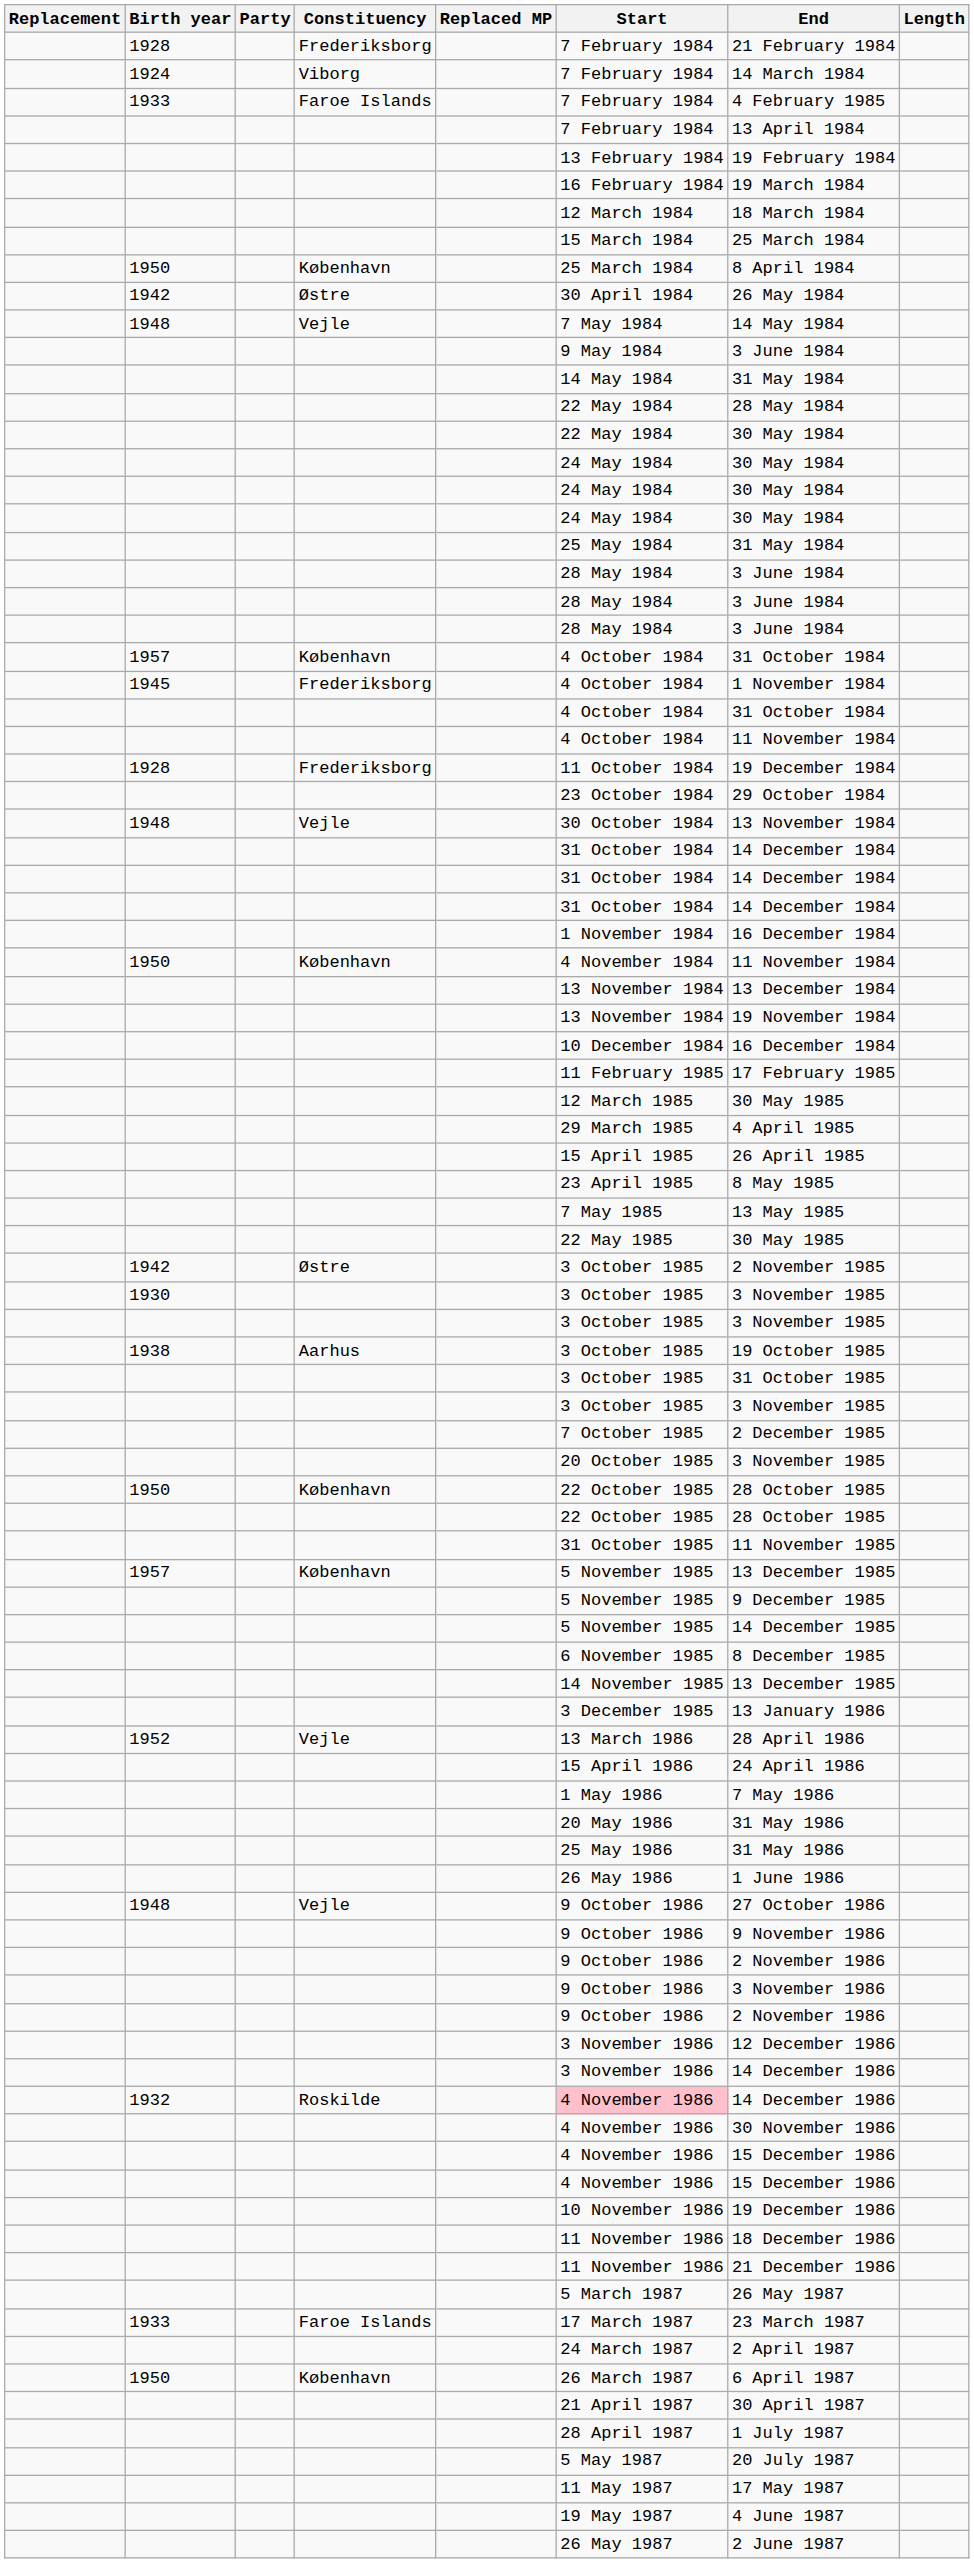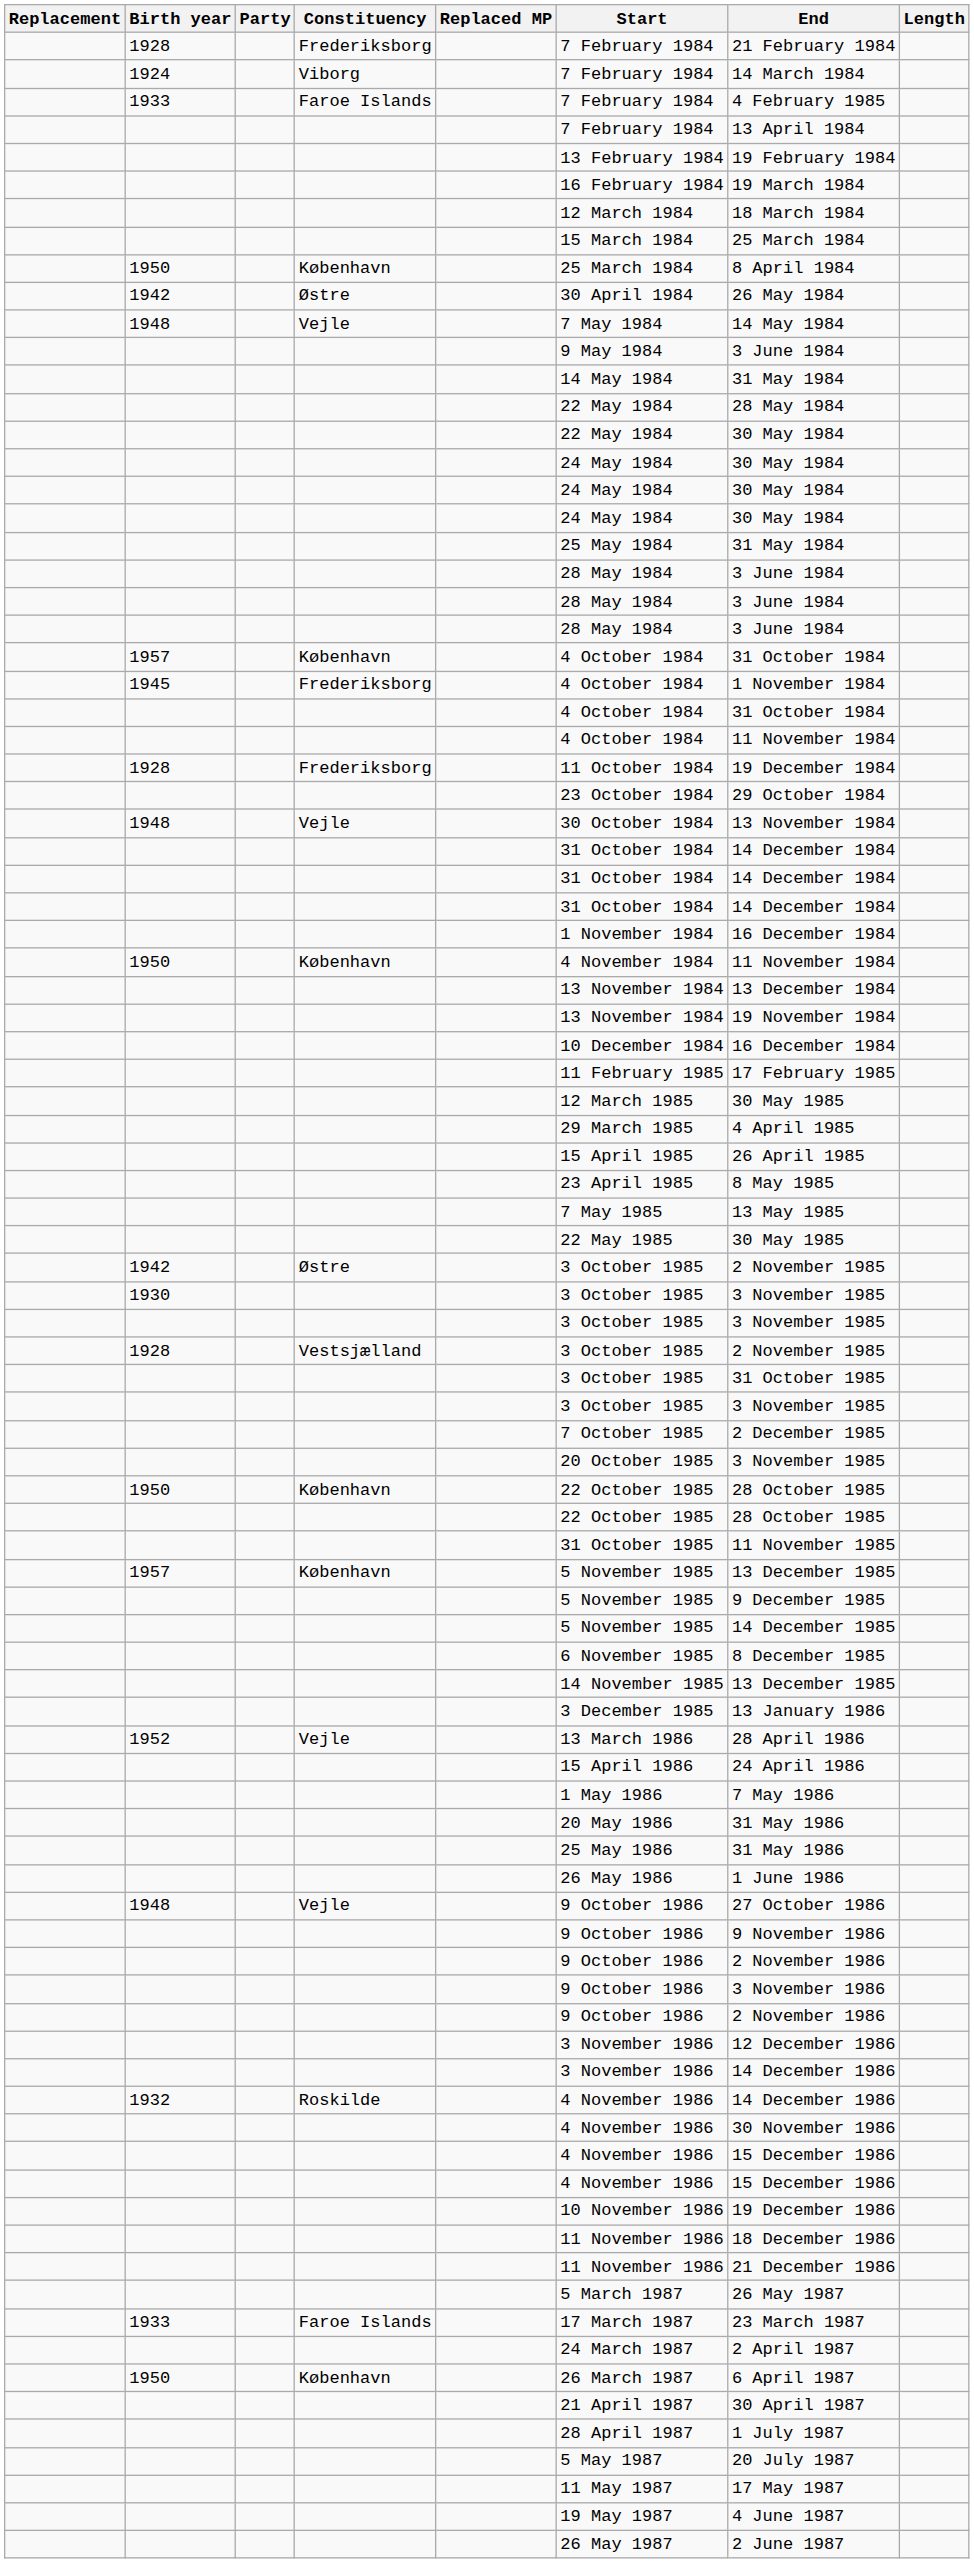- row: (150, 1351)
+ row: (150, 1351)
(637, 2100) pink background -> (637, 2100) no background
